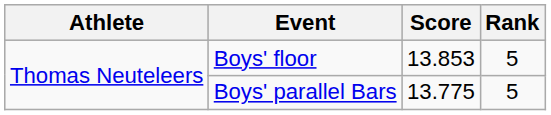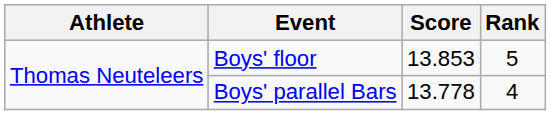(441, 93) 13.775 -> (441, 93) 13.778
(512, 93) 5 -> (512, 93) 4
